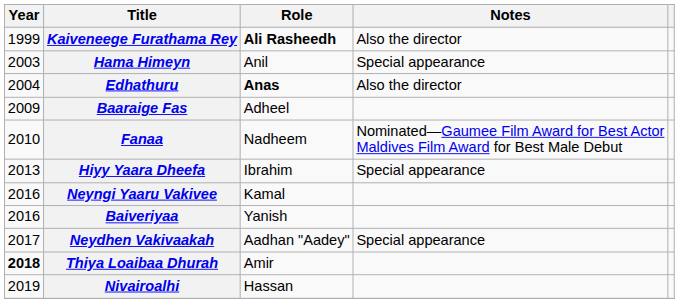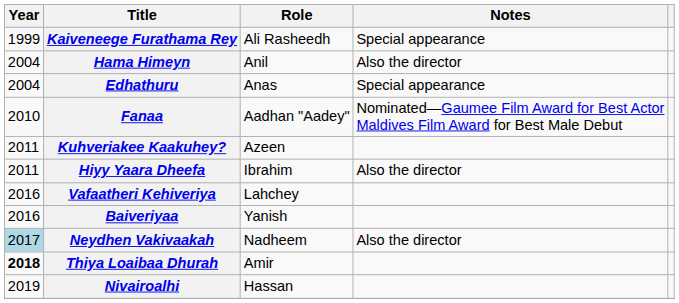(290, 39) bold -> (287, 39) normal
(409, 39) Also the director -> (421, 39) Special appearance
(24, 62) 2003 -> (24, 62) 2004
(421, 62) Special appearance -> (409, 62) Also the director
(262, 85) bold -> (260, 85) normal
(409, 85) Also the director -> (421, 85) Special appearance
- row: (142, 108)
(275, 139) Nadheem -> (297, 116) Aadhan "Aadey"
+ row: (142, 147)
(24, 170) 2013 -> (23, 170) 2011
(421, 170) Special appearance -> (409, 170) Also the director
- row: (142, 194)
+ row: (142, 194)
(24, 240) no background -> (24, 240) lightblue background
(297, 240) Aadhan "Aadey" -> (275, 240) Nadheem
(421, 240) Special appearance -> (409, 240) Also the director
